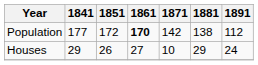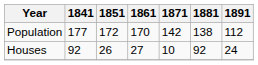(140, 32) bold -> (140, 32) normal
(74, 50) 29 -> (74, 50) 92
(200, 50) 29 -> (200, 50) 92
